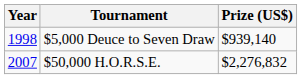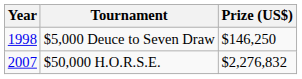(249, 39) $939,140 -> (249, 39) $146,250
